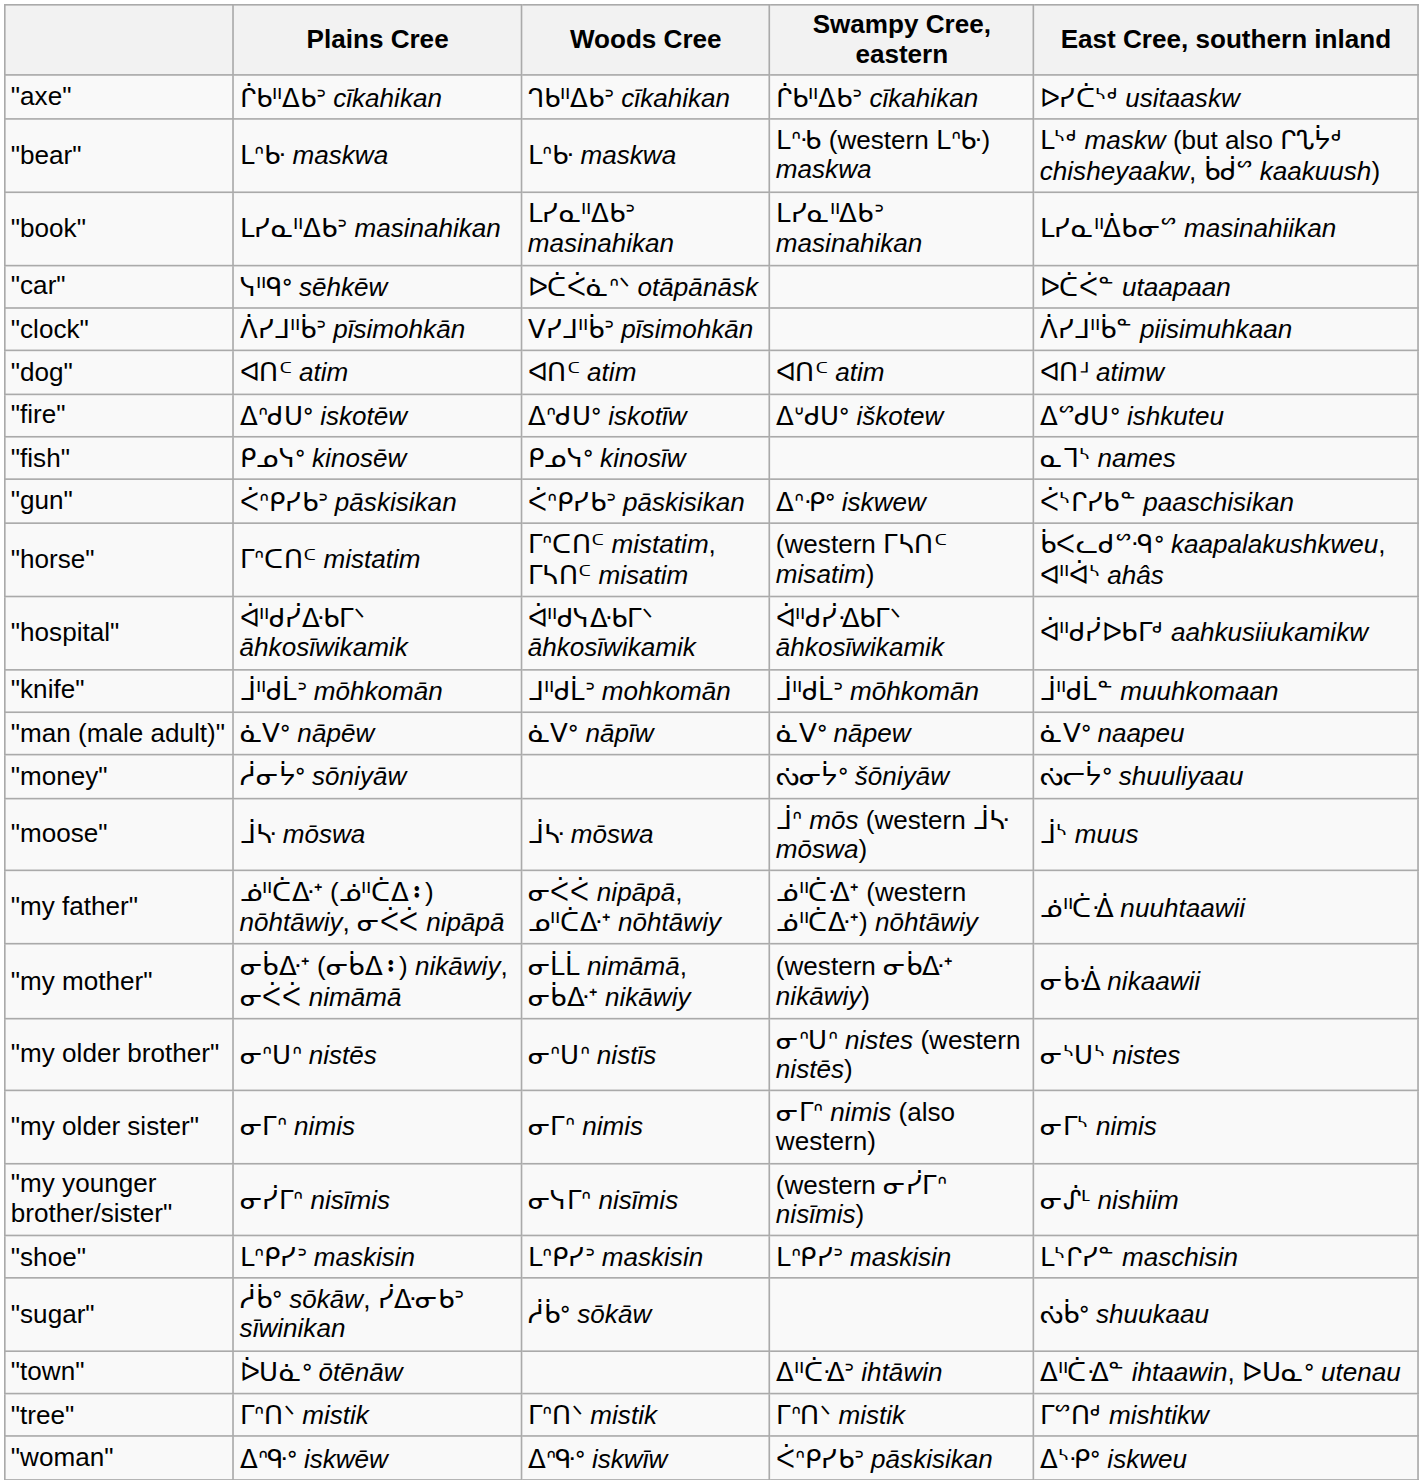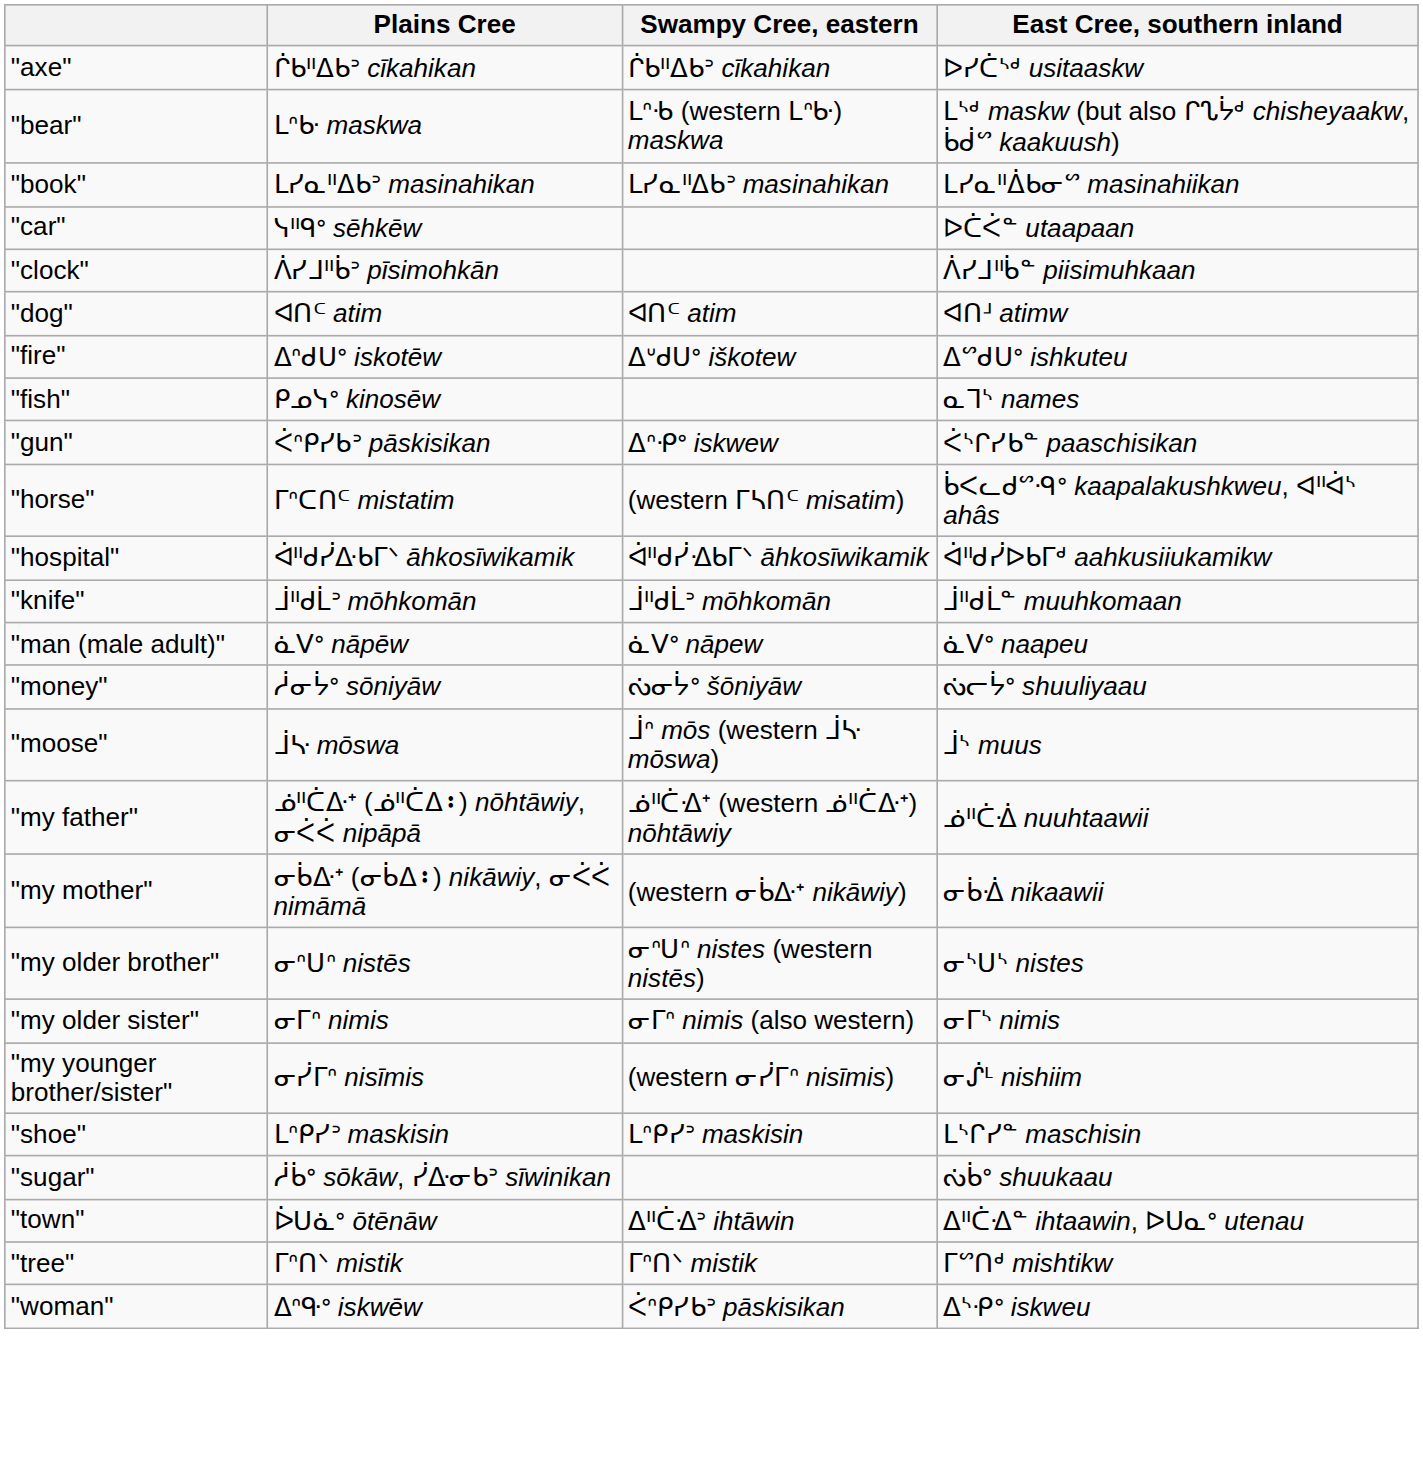- column: (646, 39)
